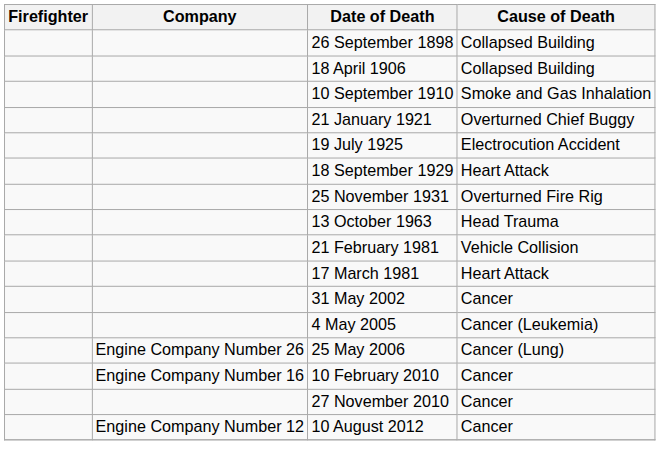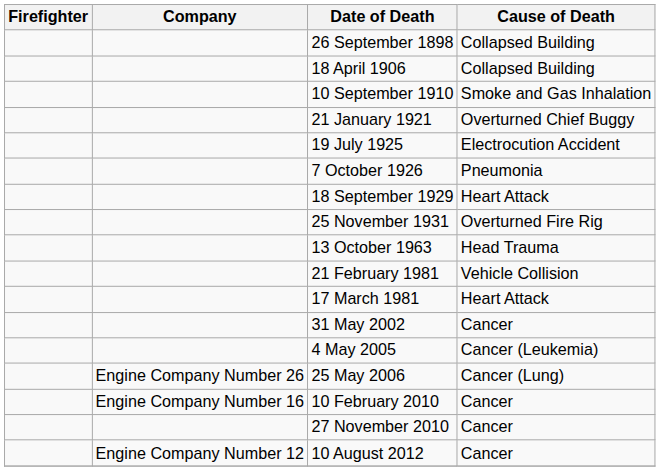+ row: (367, 171)
